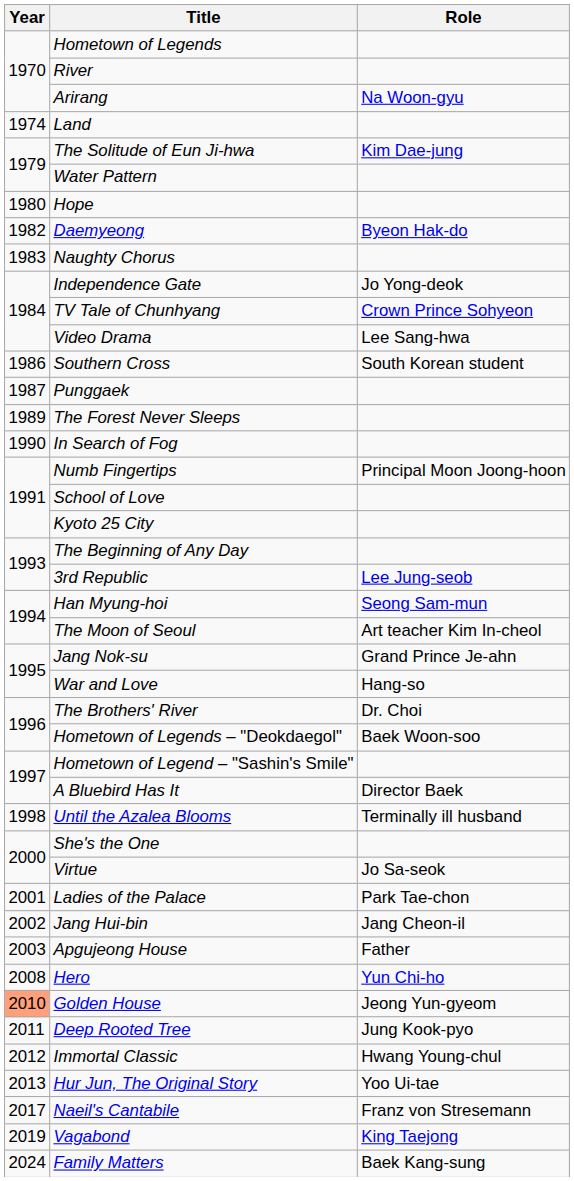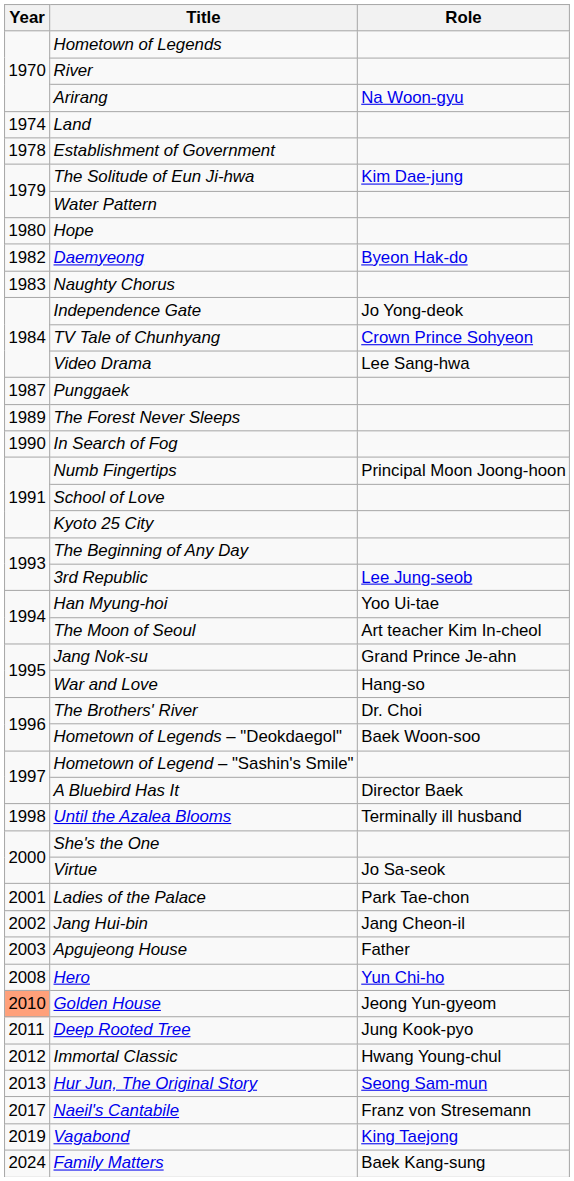+ row: (164, 151)
- row: (112, 364)
(424, 603) Seong Sam-mun -> (400, 603) Yoo Ui-tae
(400, 1083) Yoo Ui-tae -> (424, 1083) Seong Sam-mun
